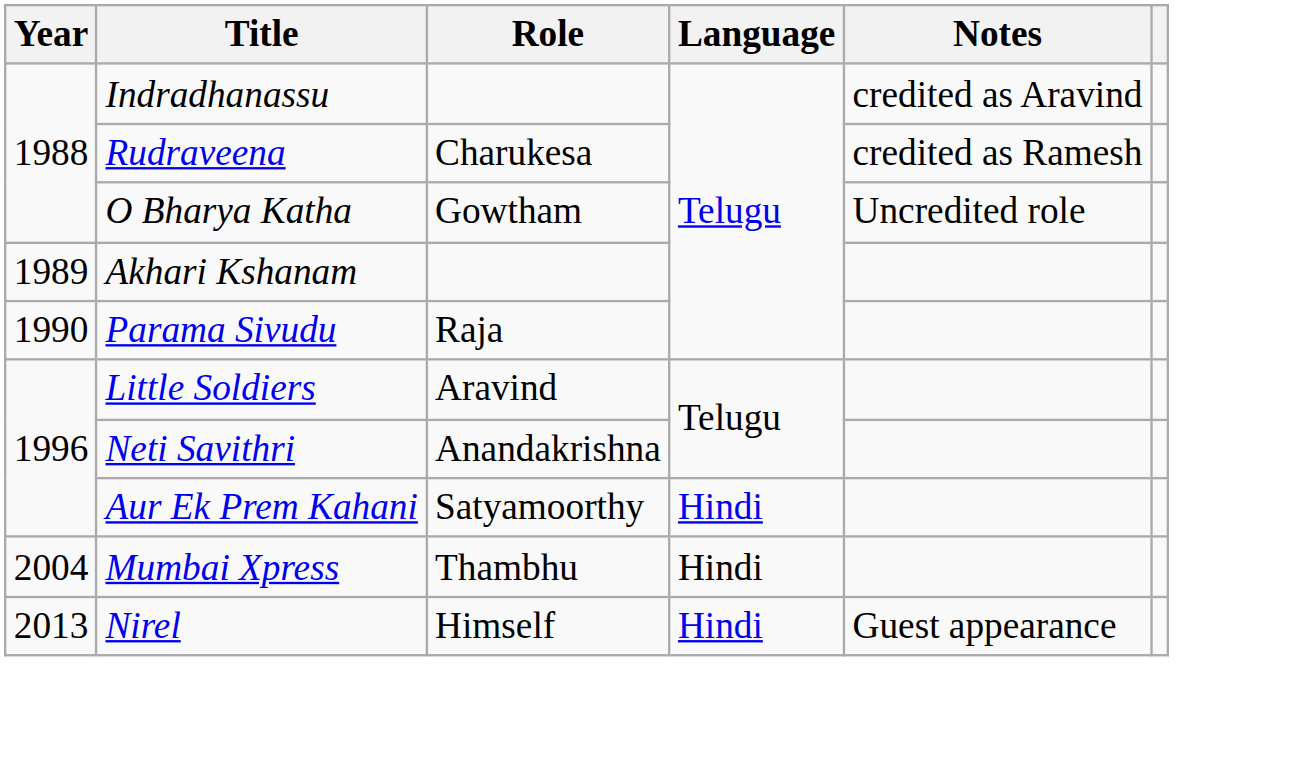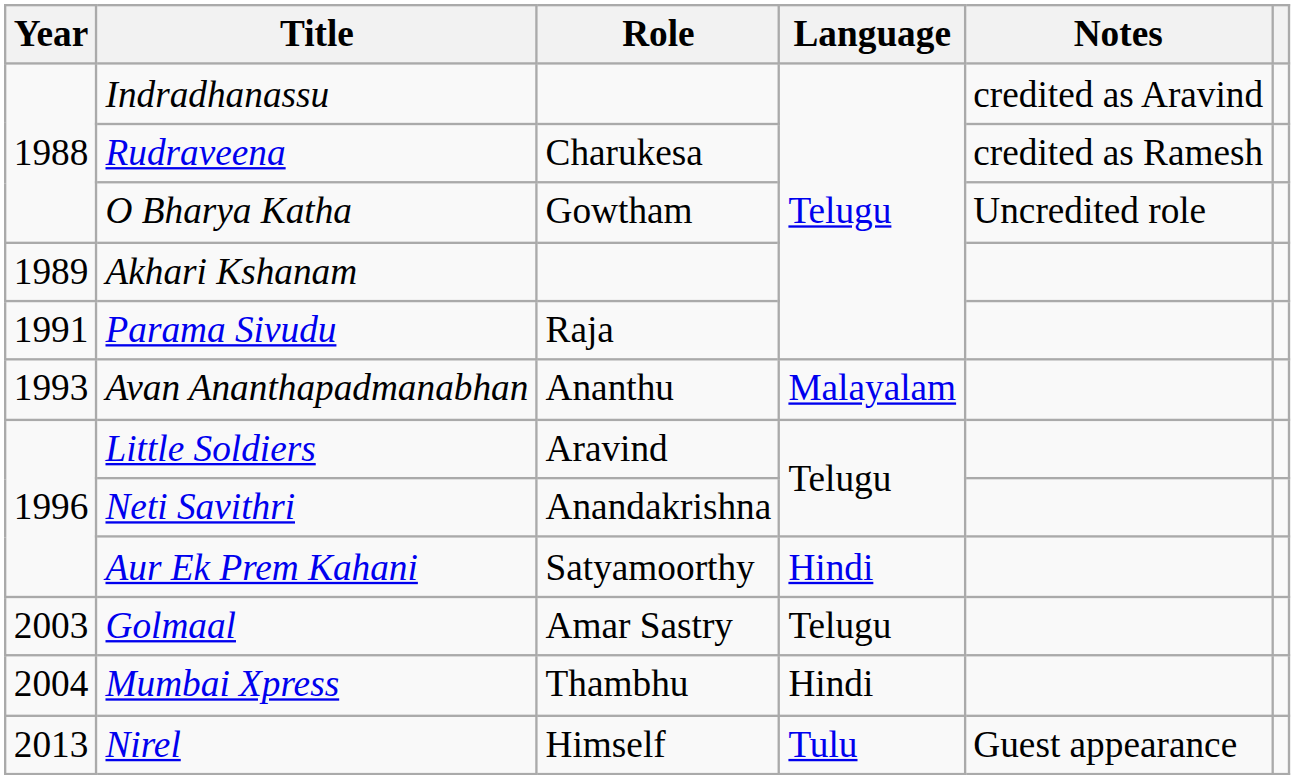(51, 329) 1990 -> (51, 329) 1991
+ row: (317, 388)
+ row: (171, 625)
(720, 625) Hindi -> (823, 743) Tulu
